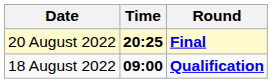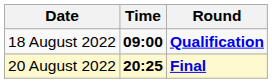rows swapped: (62, 66) <-> (62, 41)
